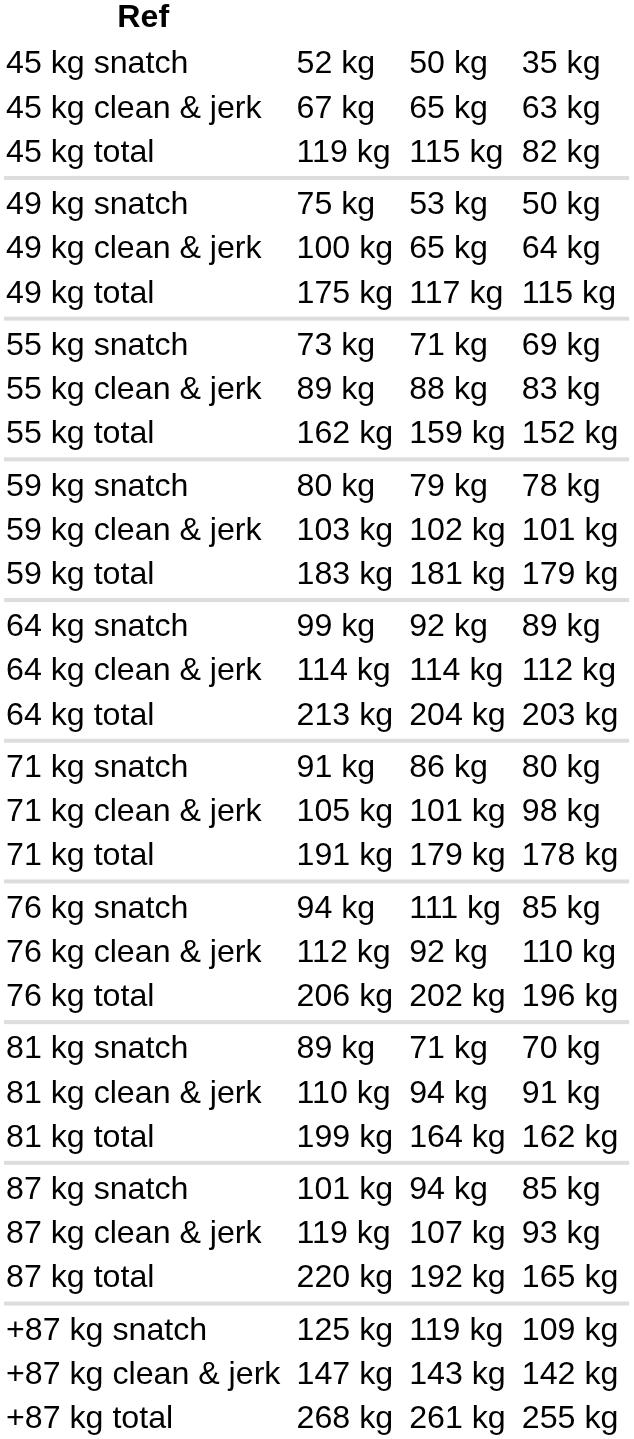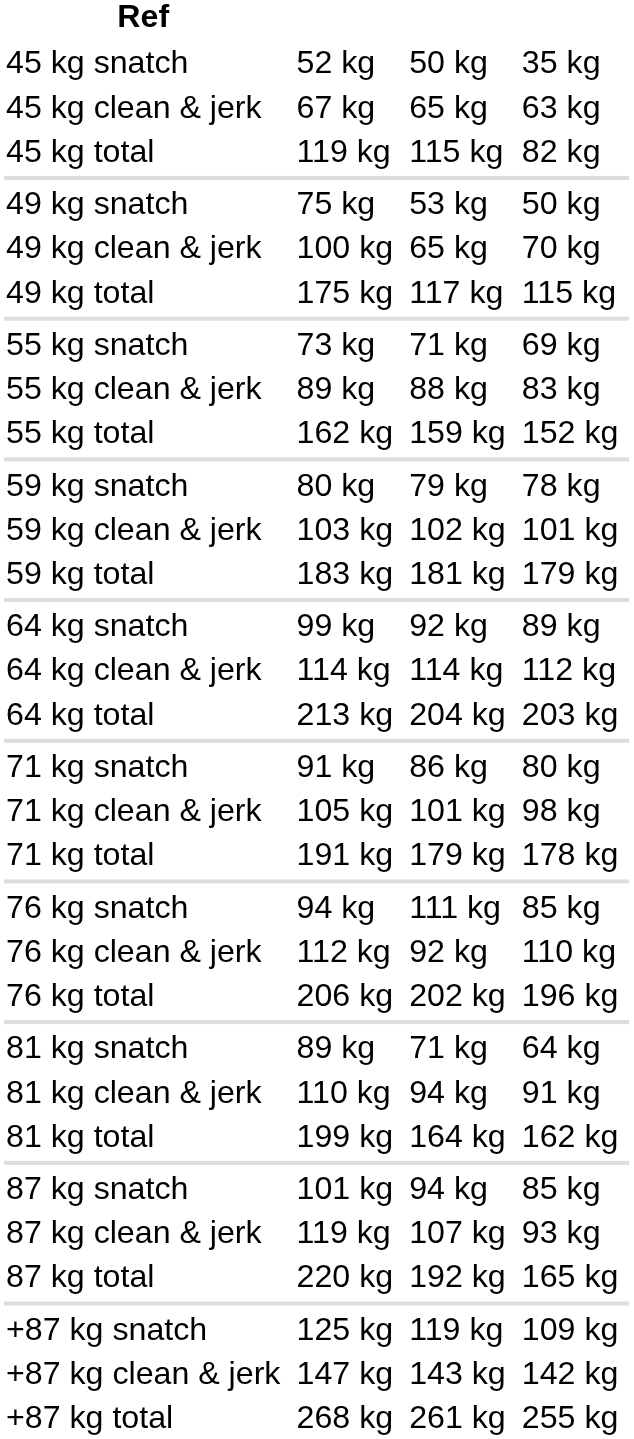(561, 247) 64 kg -> (561, 247) 70 kg
(561, 1047) 70 kg -> (561, 1047) 64 kg
